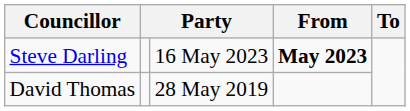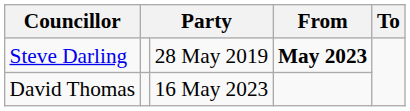(211, 55) 16 May 2023 -> (211, 55) 28 May 2019
(211, 88) 28 May 2019 -> (211, 88) 16 May 2023
